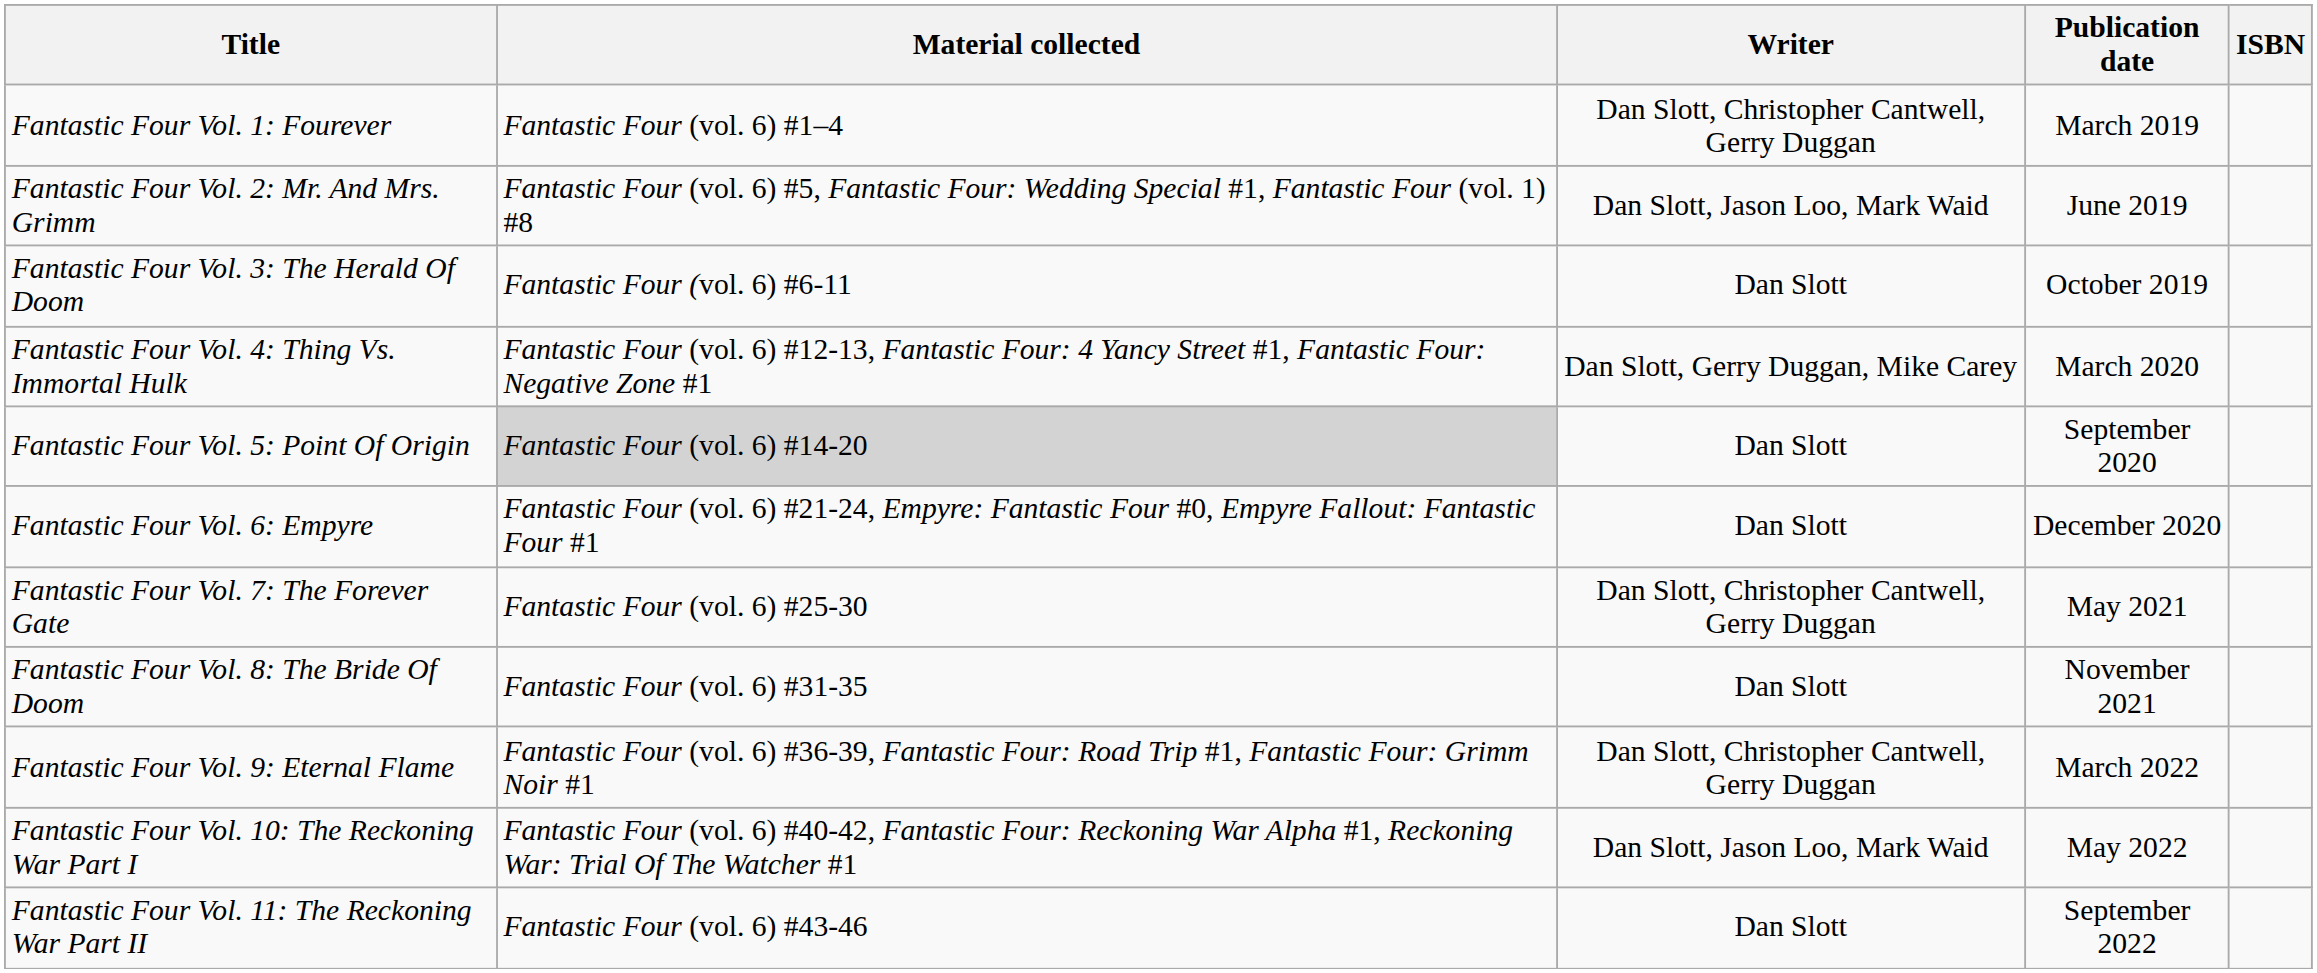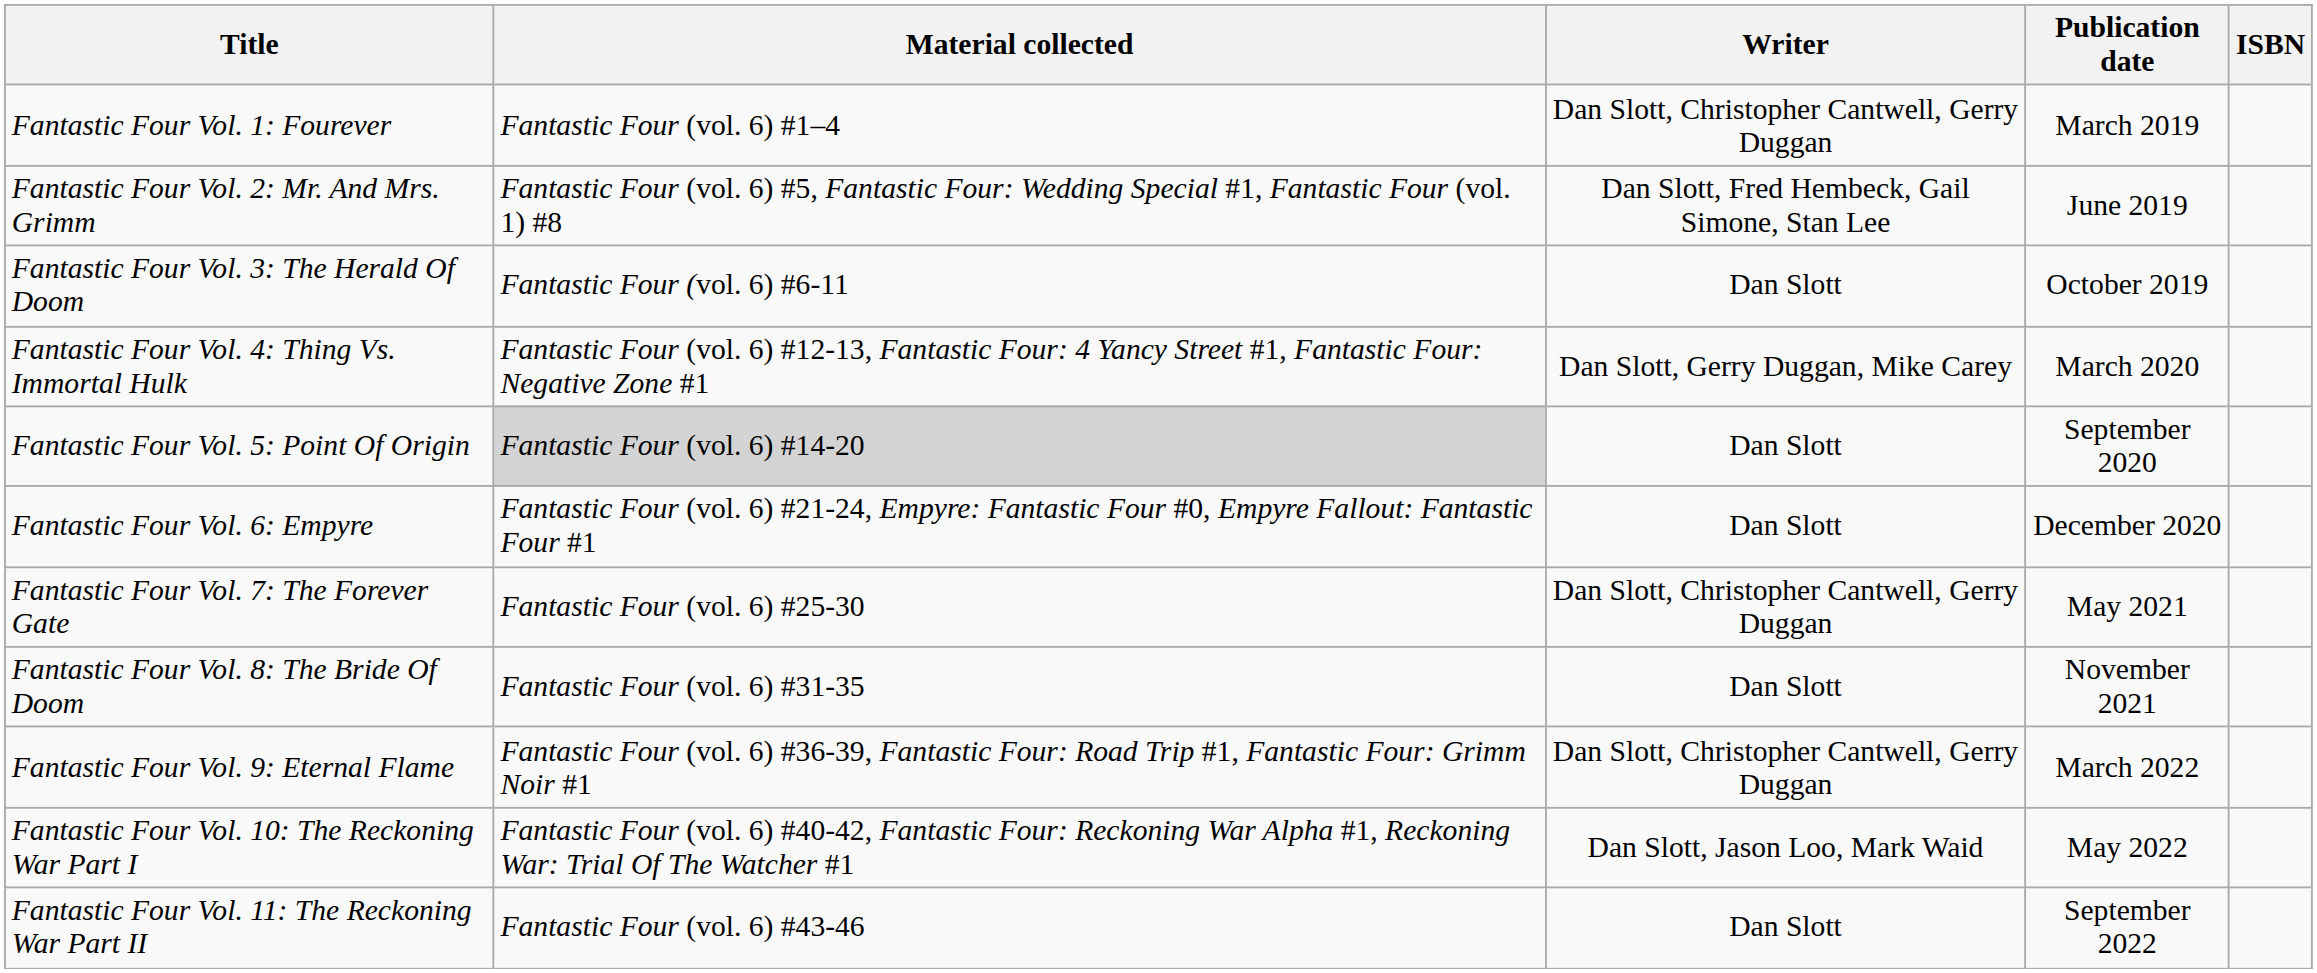(1791, 205) Dan Slott, Jason Loo, Mark Waid -> (1786, 205) Dan Slott, Fred Hembeck, Gail Simone, Stan Lee
